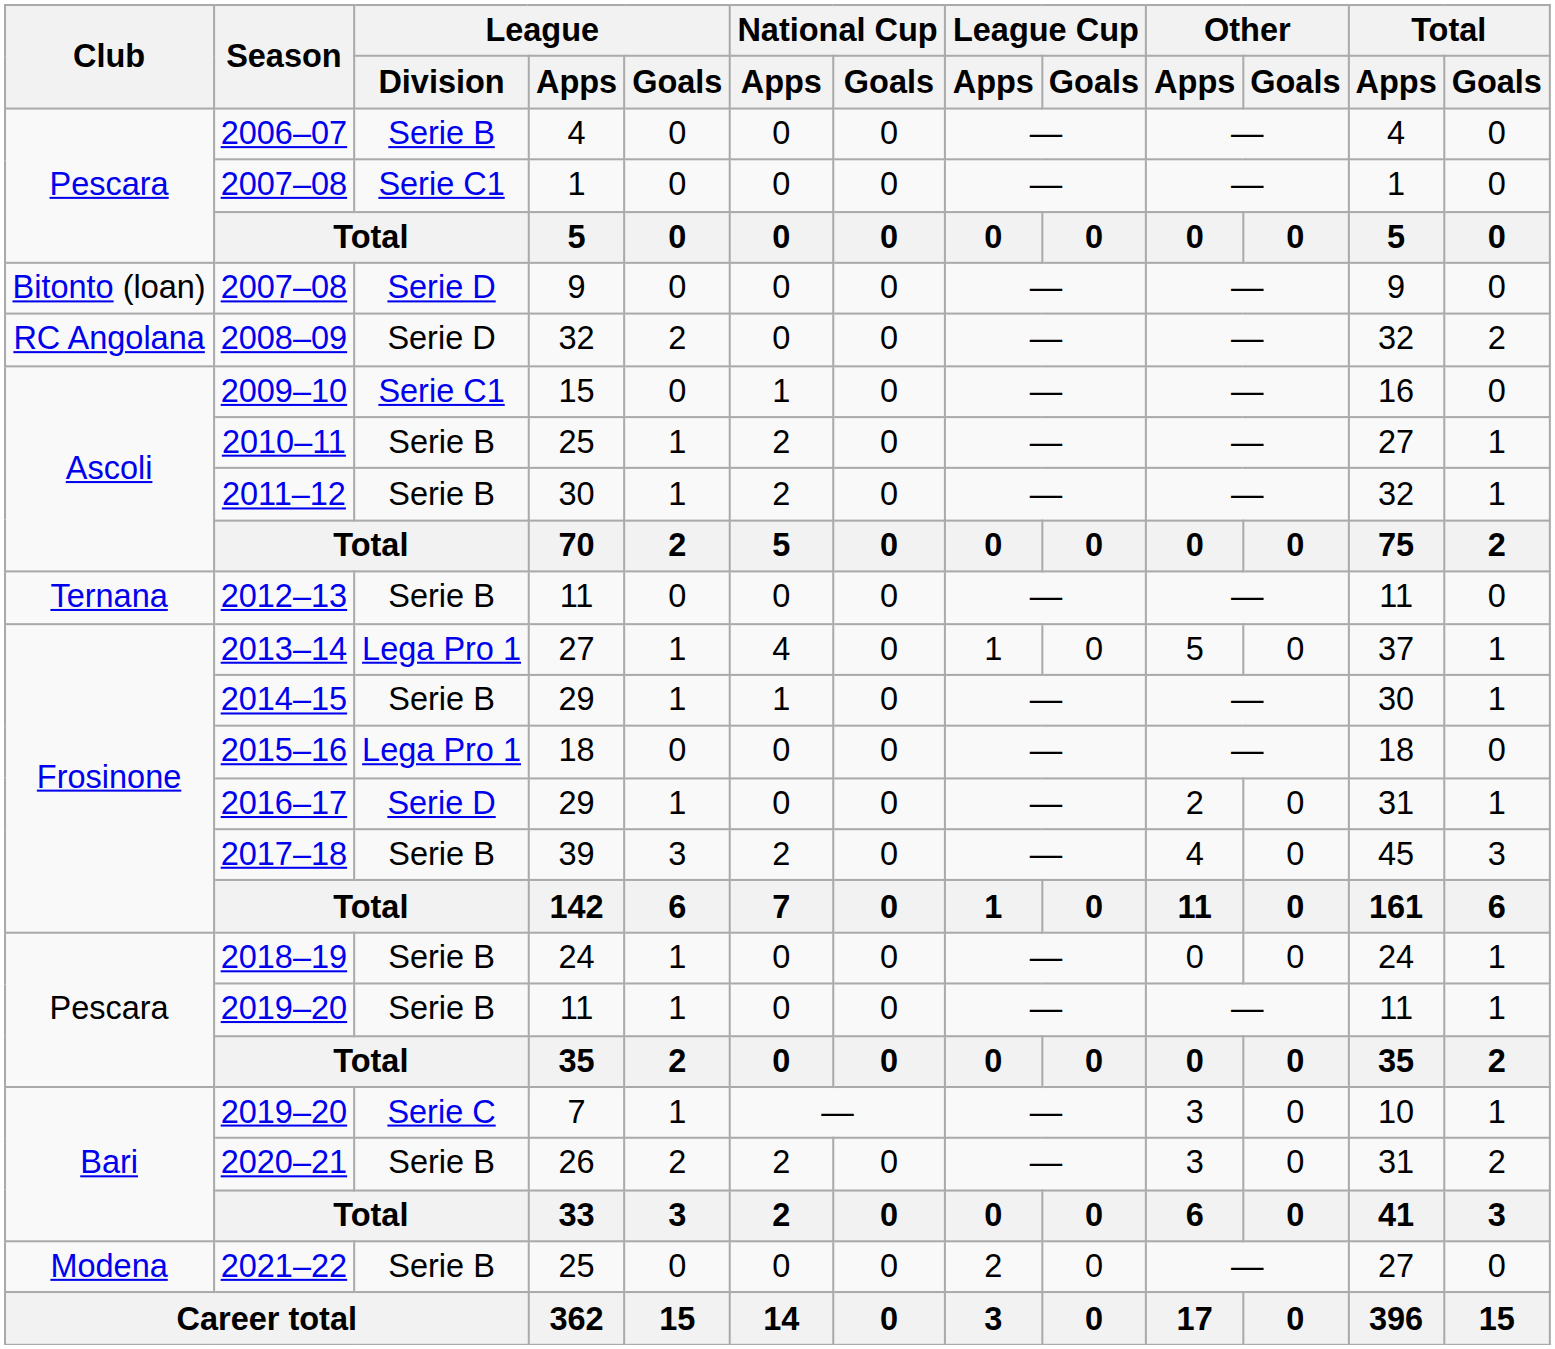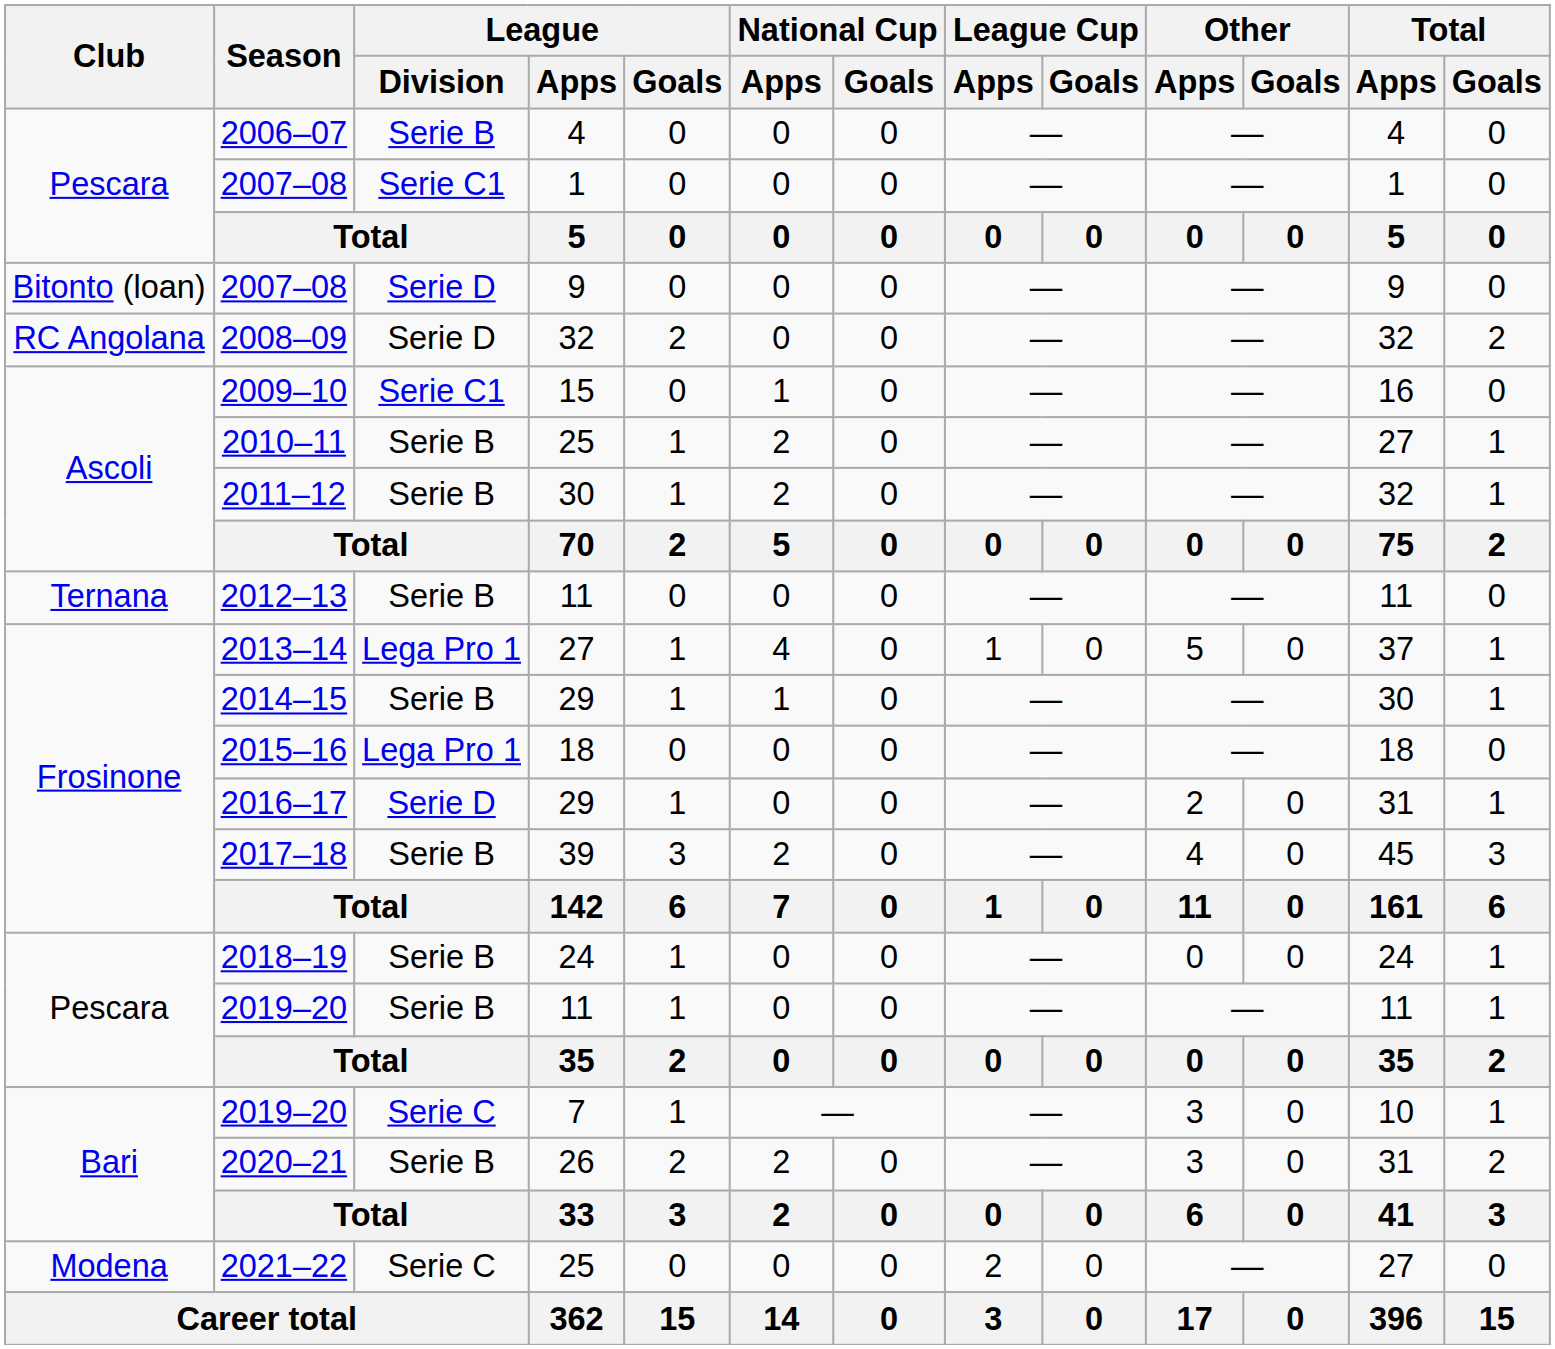(442, 1266) Serie B -> (442, 1266) Serie C
